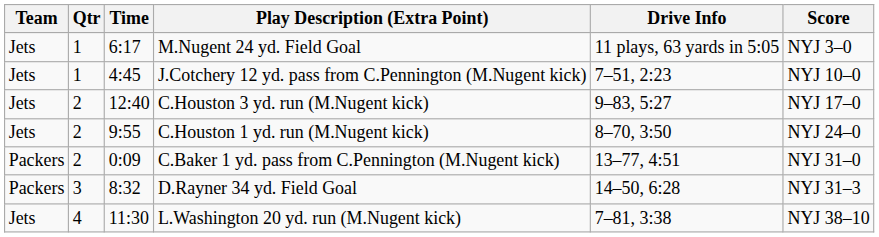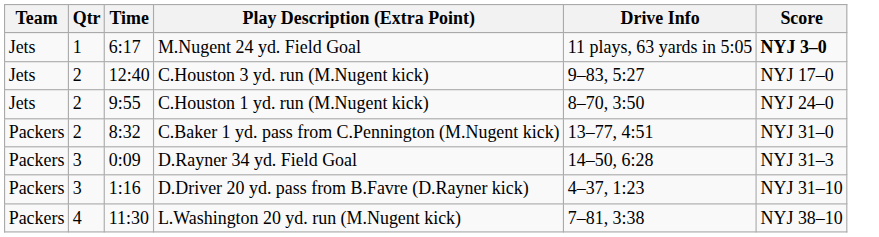(820, 47) normal -> (794, 47) bold
- row: (372, 75)
(125, 160) 0:09 -> (125, 132) 8:32
(125, 189) 8:32 -> (125, 160) 0:09
+ row: (343, 189)
(22, 217) Jets -> (37, 217) Packers
